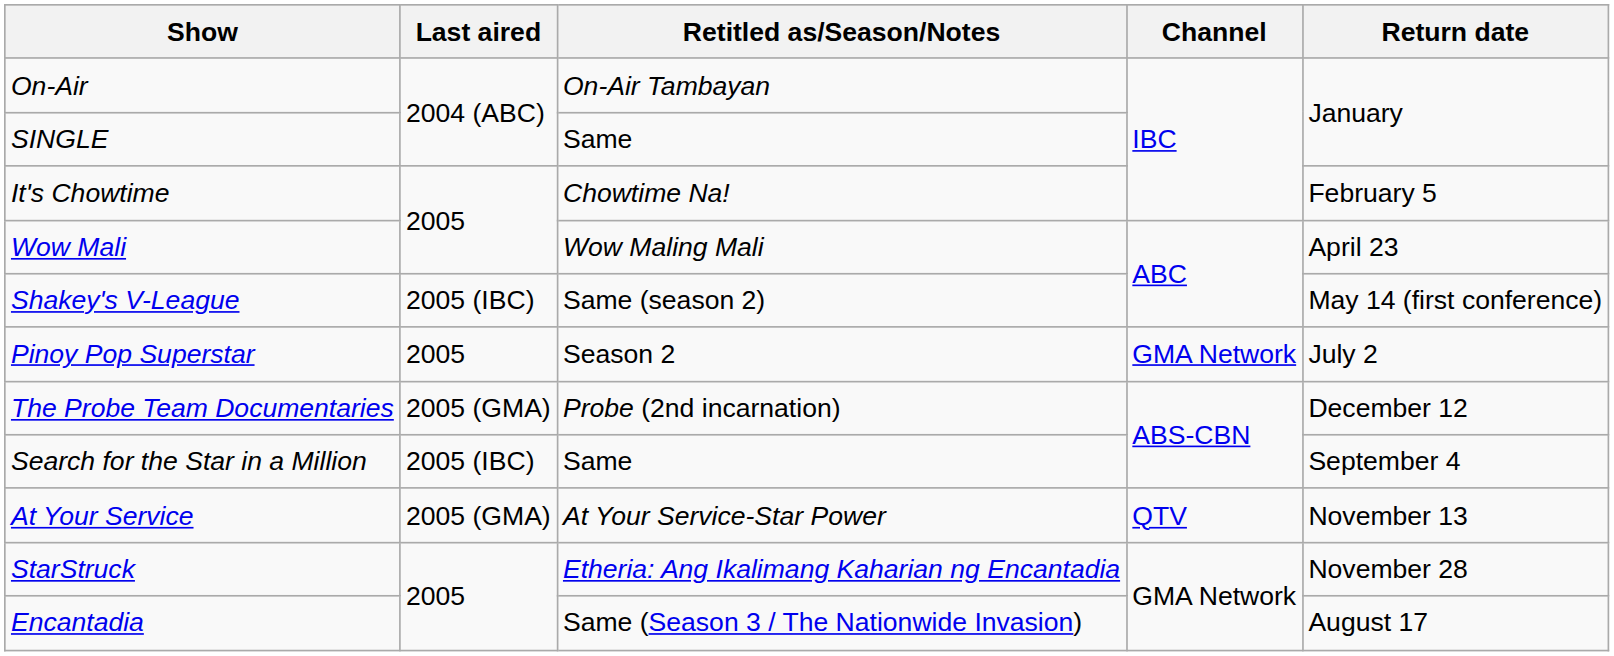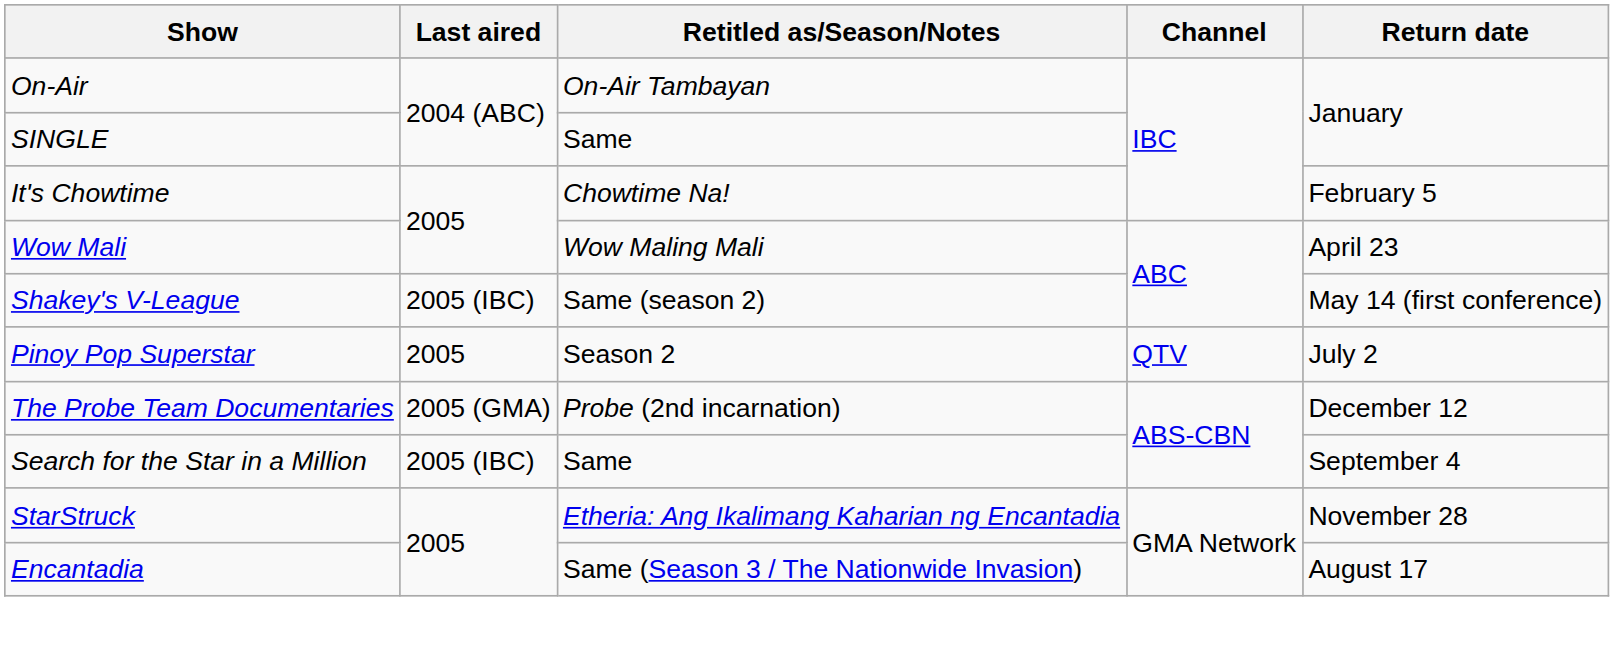(1214, 354) GMA Network -> (1160, 354) QTV
- row: (102, 515)
